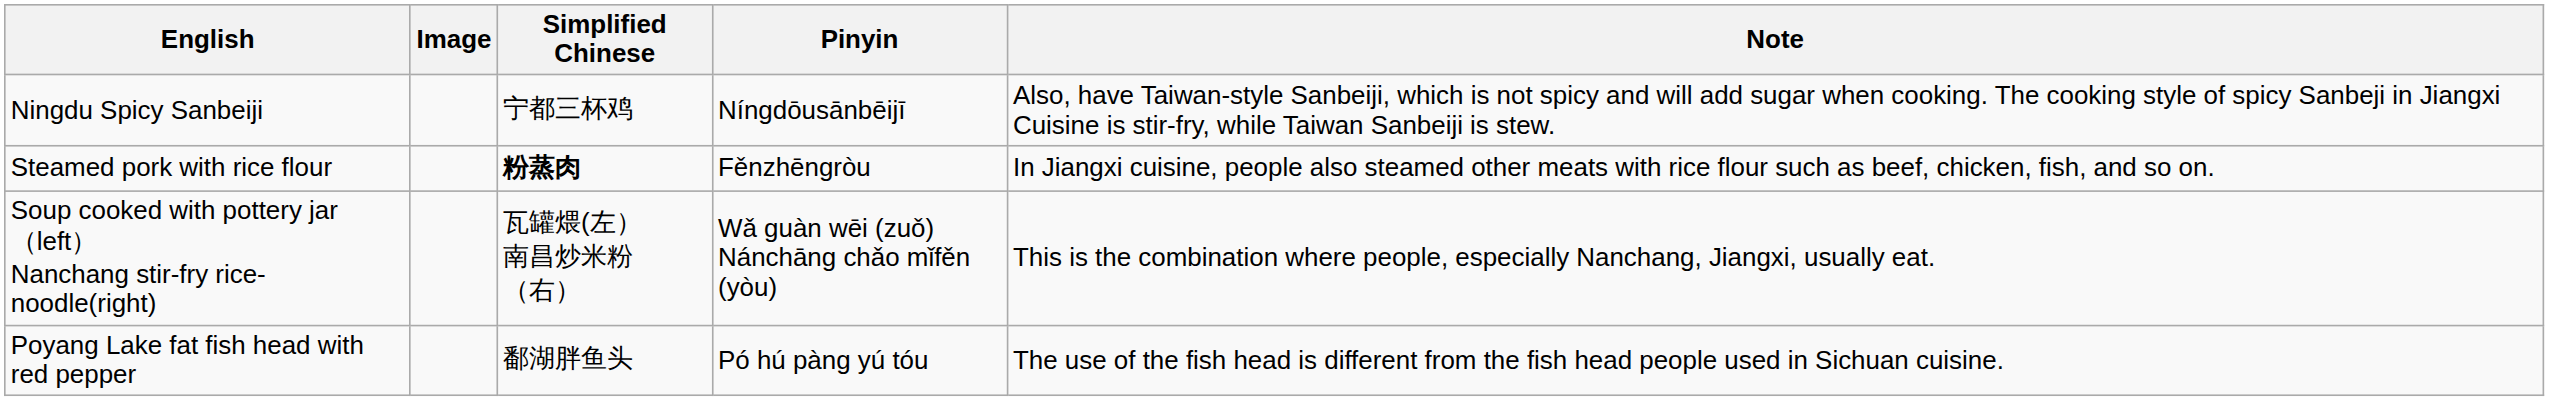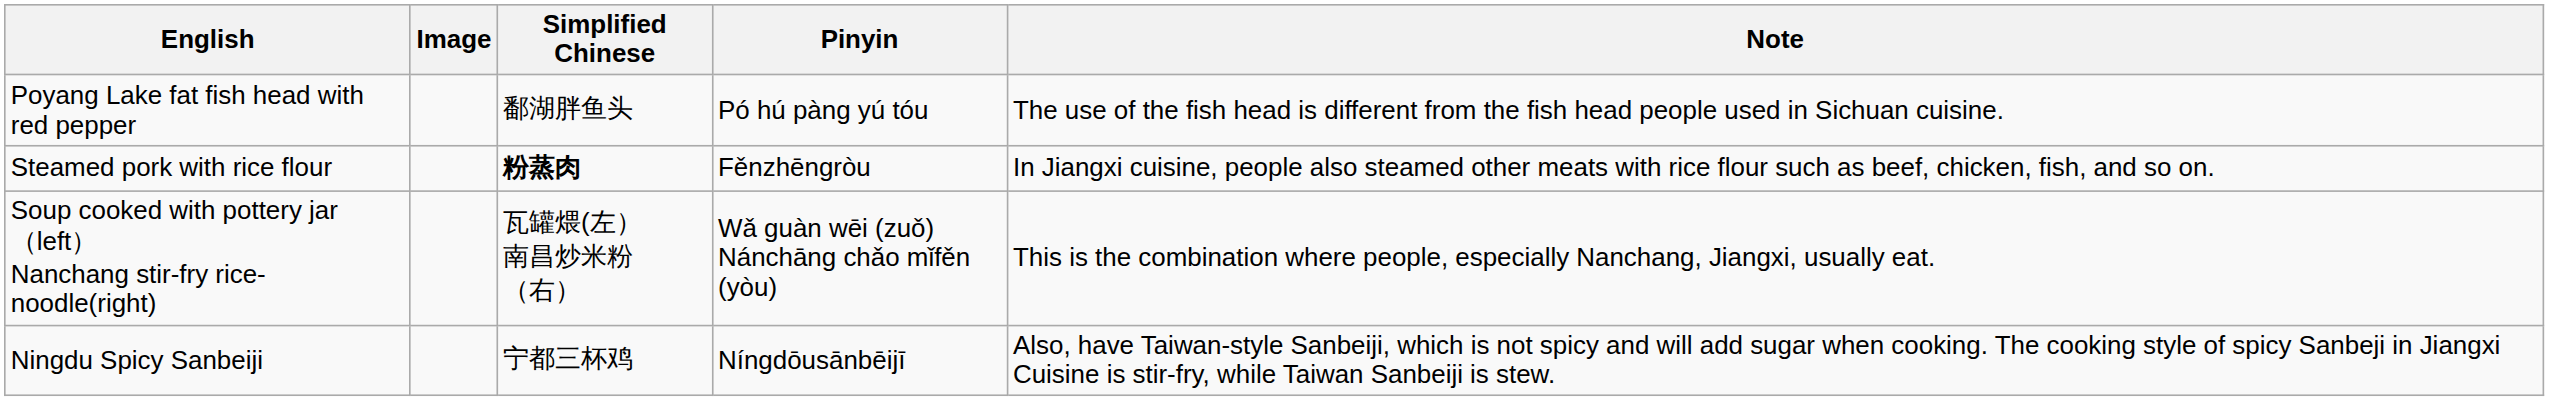rows swapped: (137, 109) <-> (187, 359)
